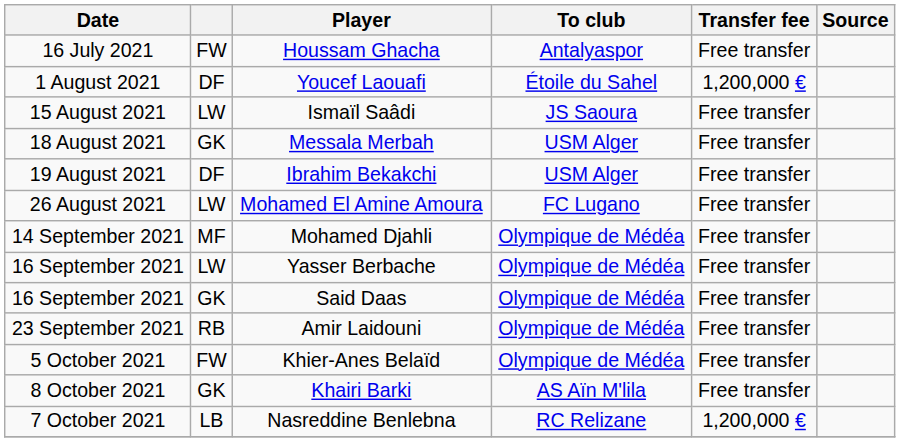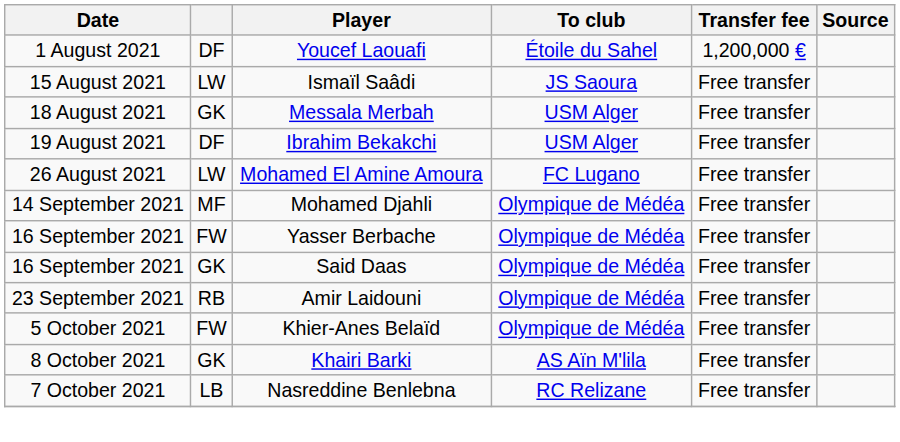- row: (361, 51)
(211, 267) LW -> (211, 236) FW
(754, 421) 1,200,000 € -> (754, 390) Free transfer
